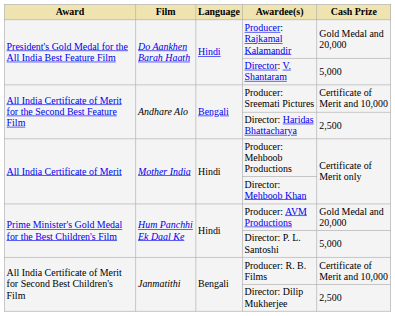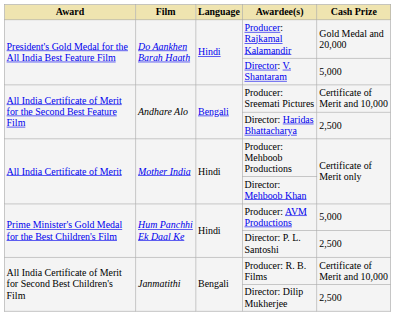(352, 217) Gold Medal and 20,000 -> (330, 217) 5,000
(330, 244) 5,000 -> (330, 244) 2,500
